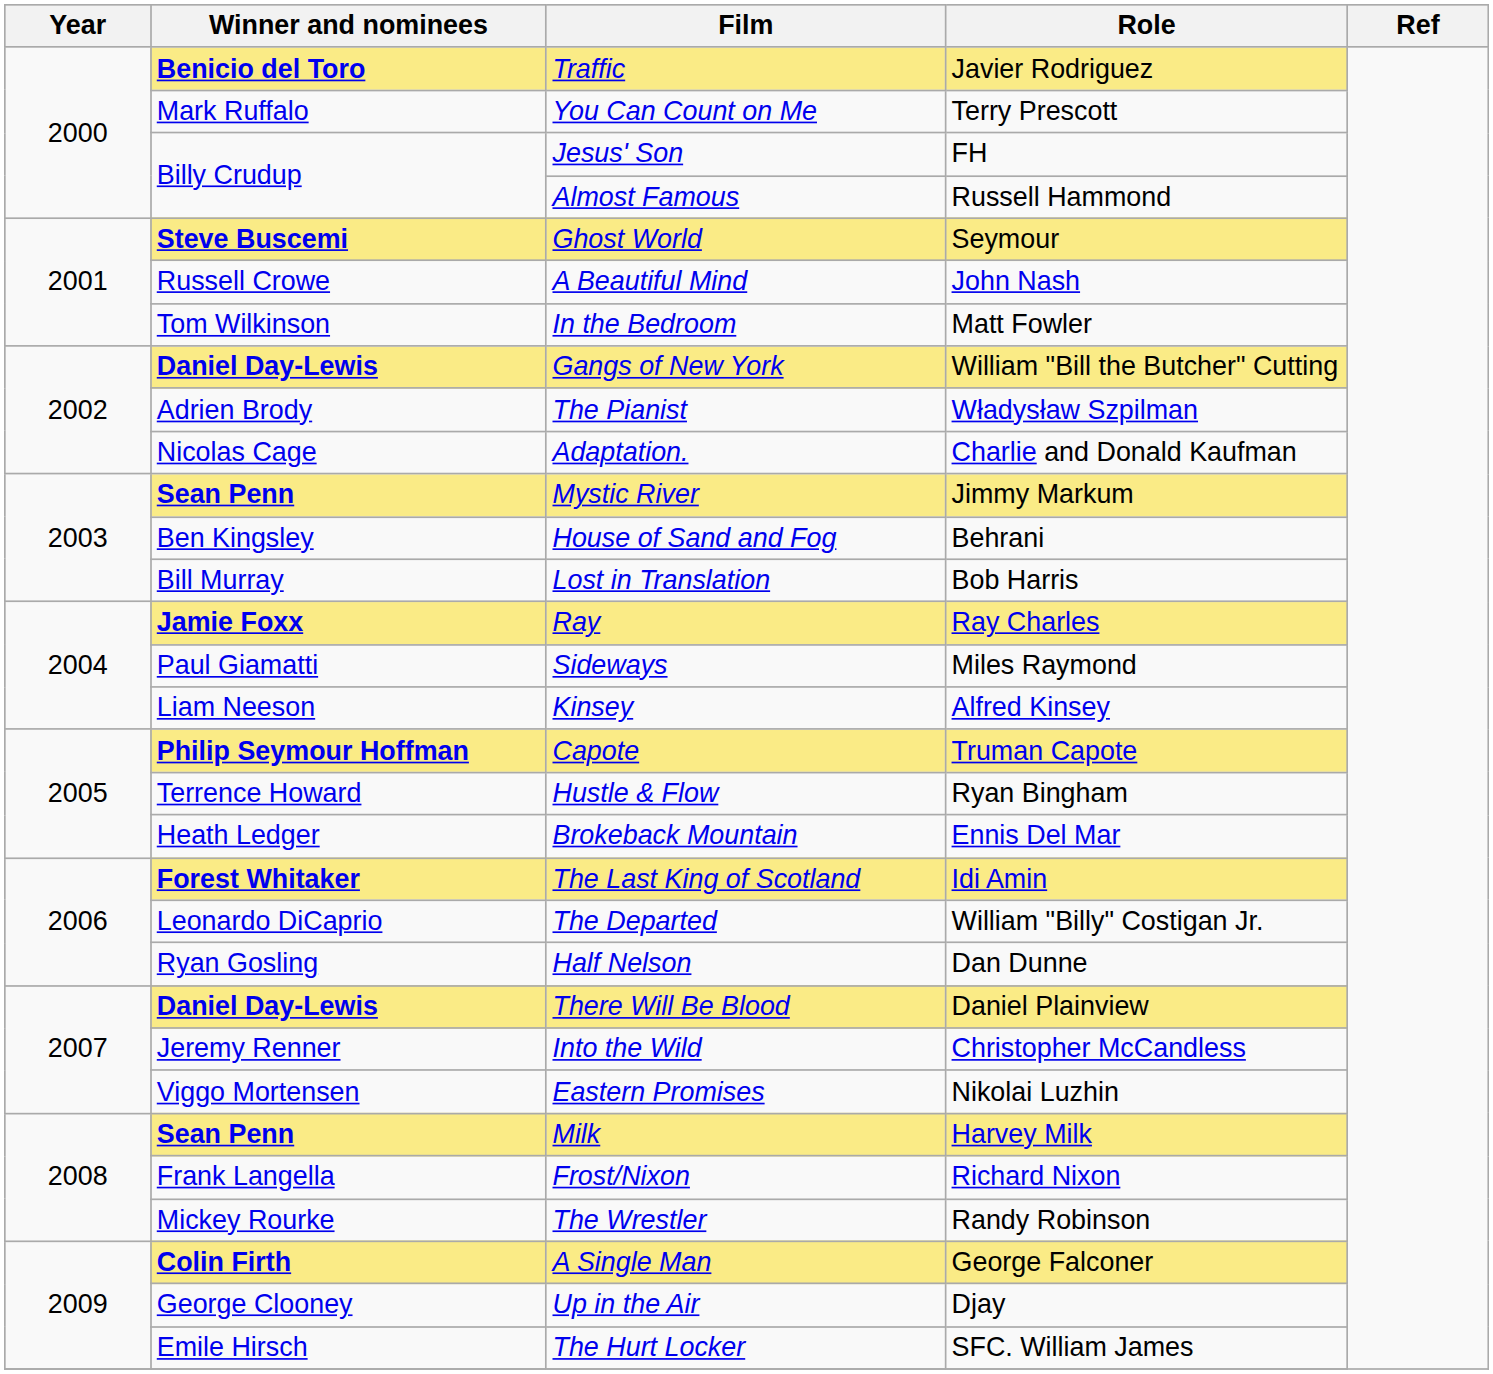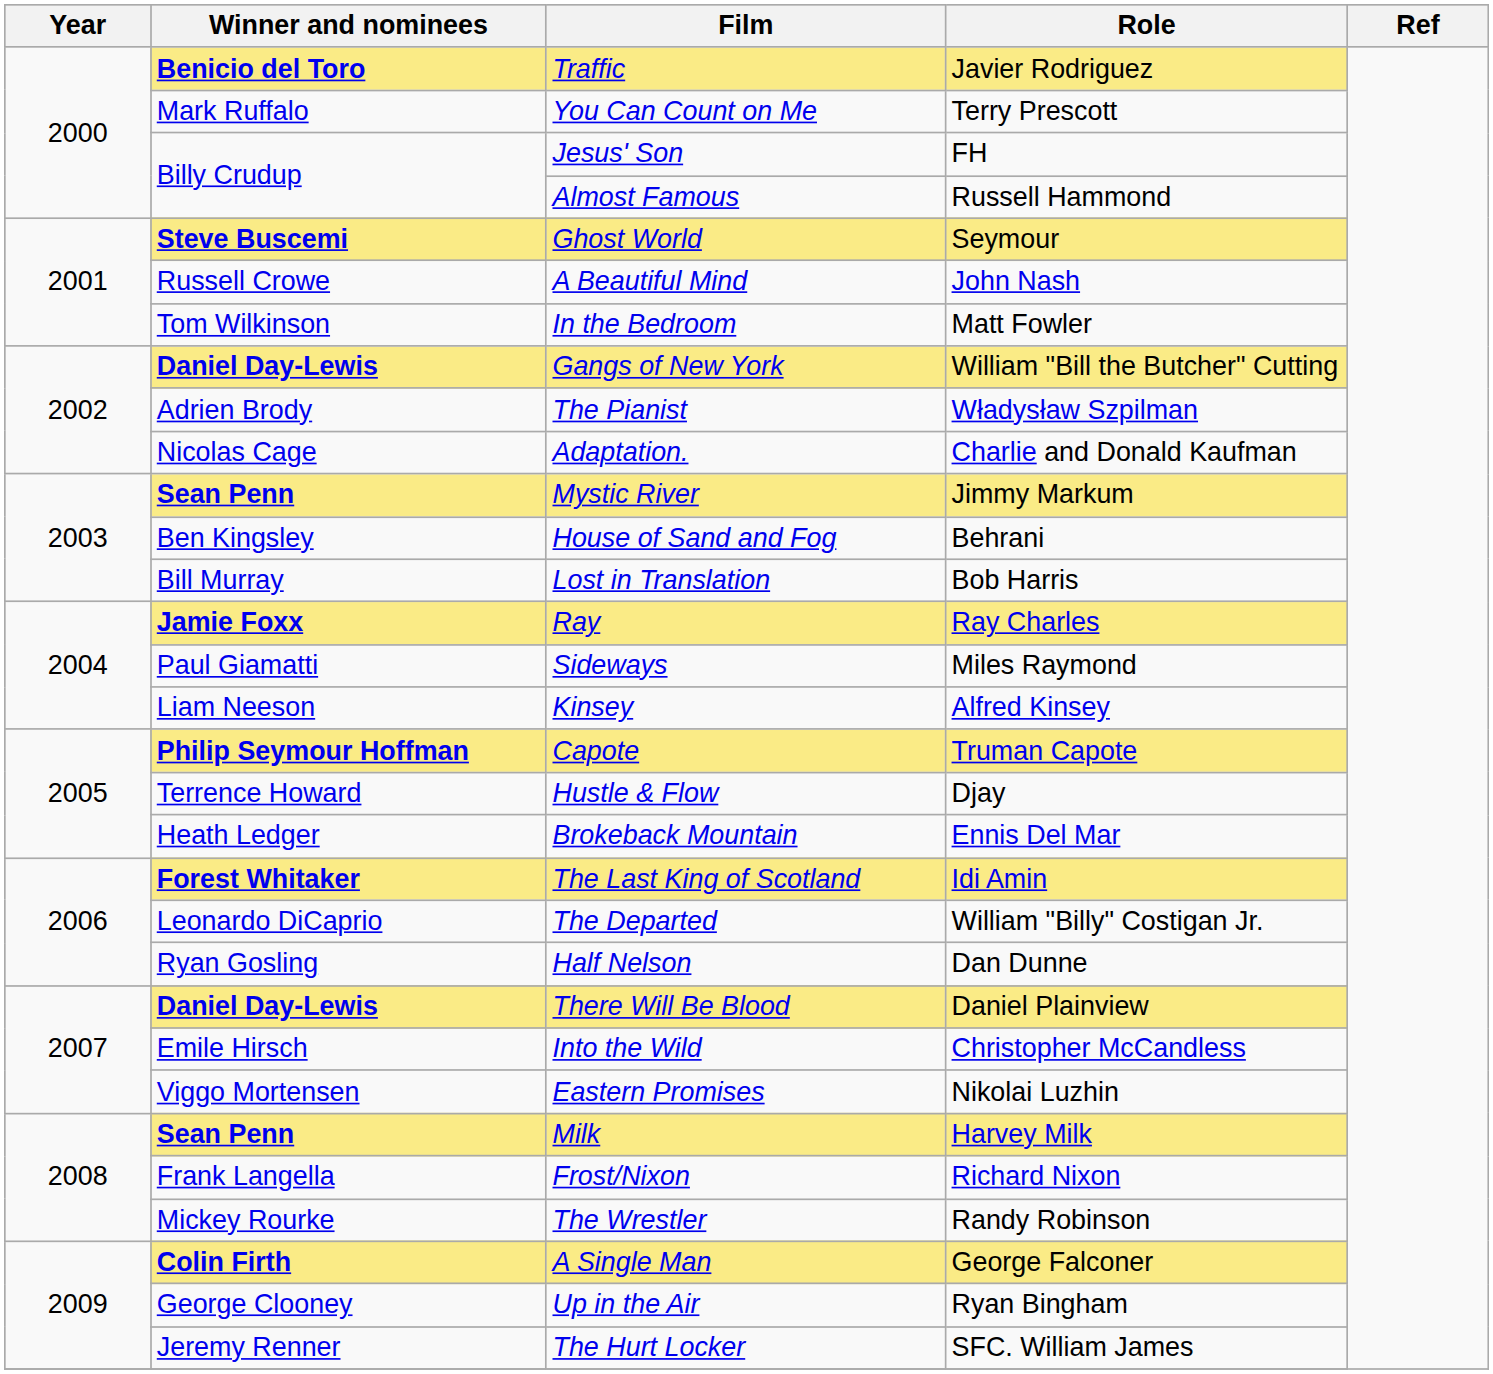(1040, 793) Ryan Bingham -> (978, 793) Djay
(249, 1048) Jeremy Renner -> (232, 1048) Emile Hirsch
(978, 1304) Djay -> (1040, 1304) Ryan Bingham
(232, 1347) Emile Hirsch -> (249, 1347) Jeremy Renner
